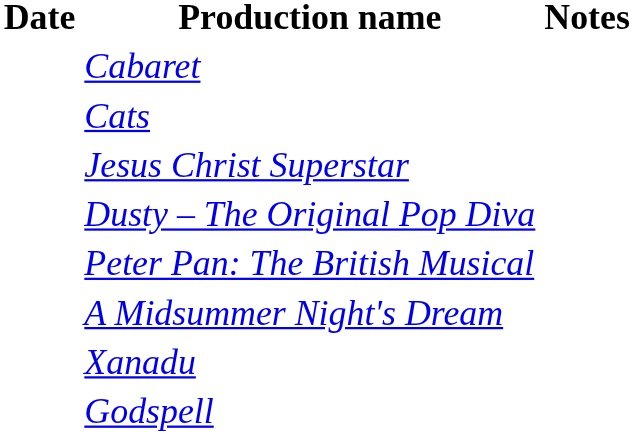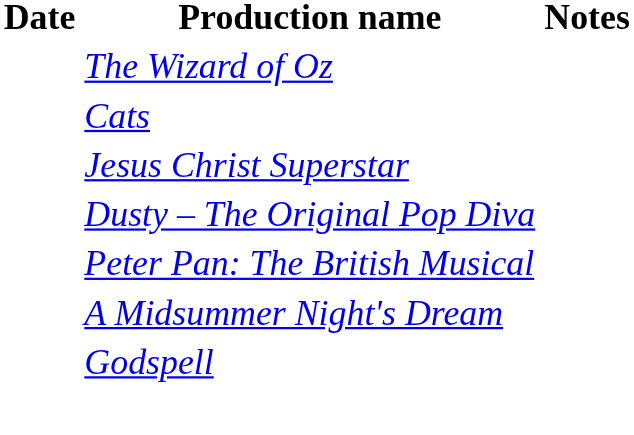+ row: (209, 66)
- row: (142, 66)
- row: (140, 362)
